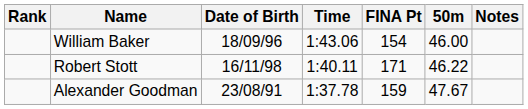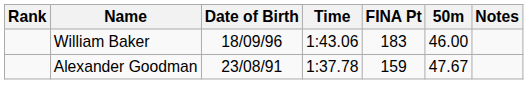(394, 41) 154 -> (394, 41) 183
- row: (96, 66)
